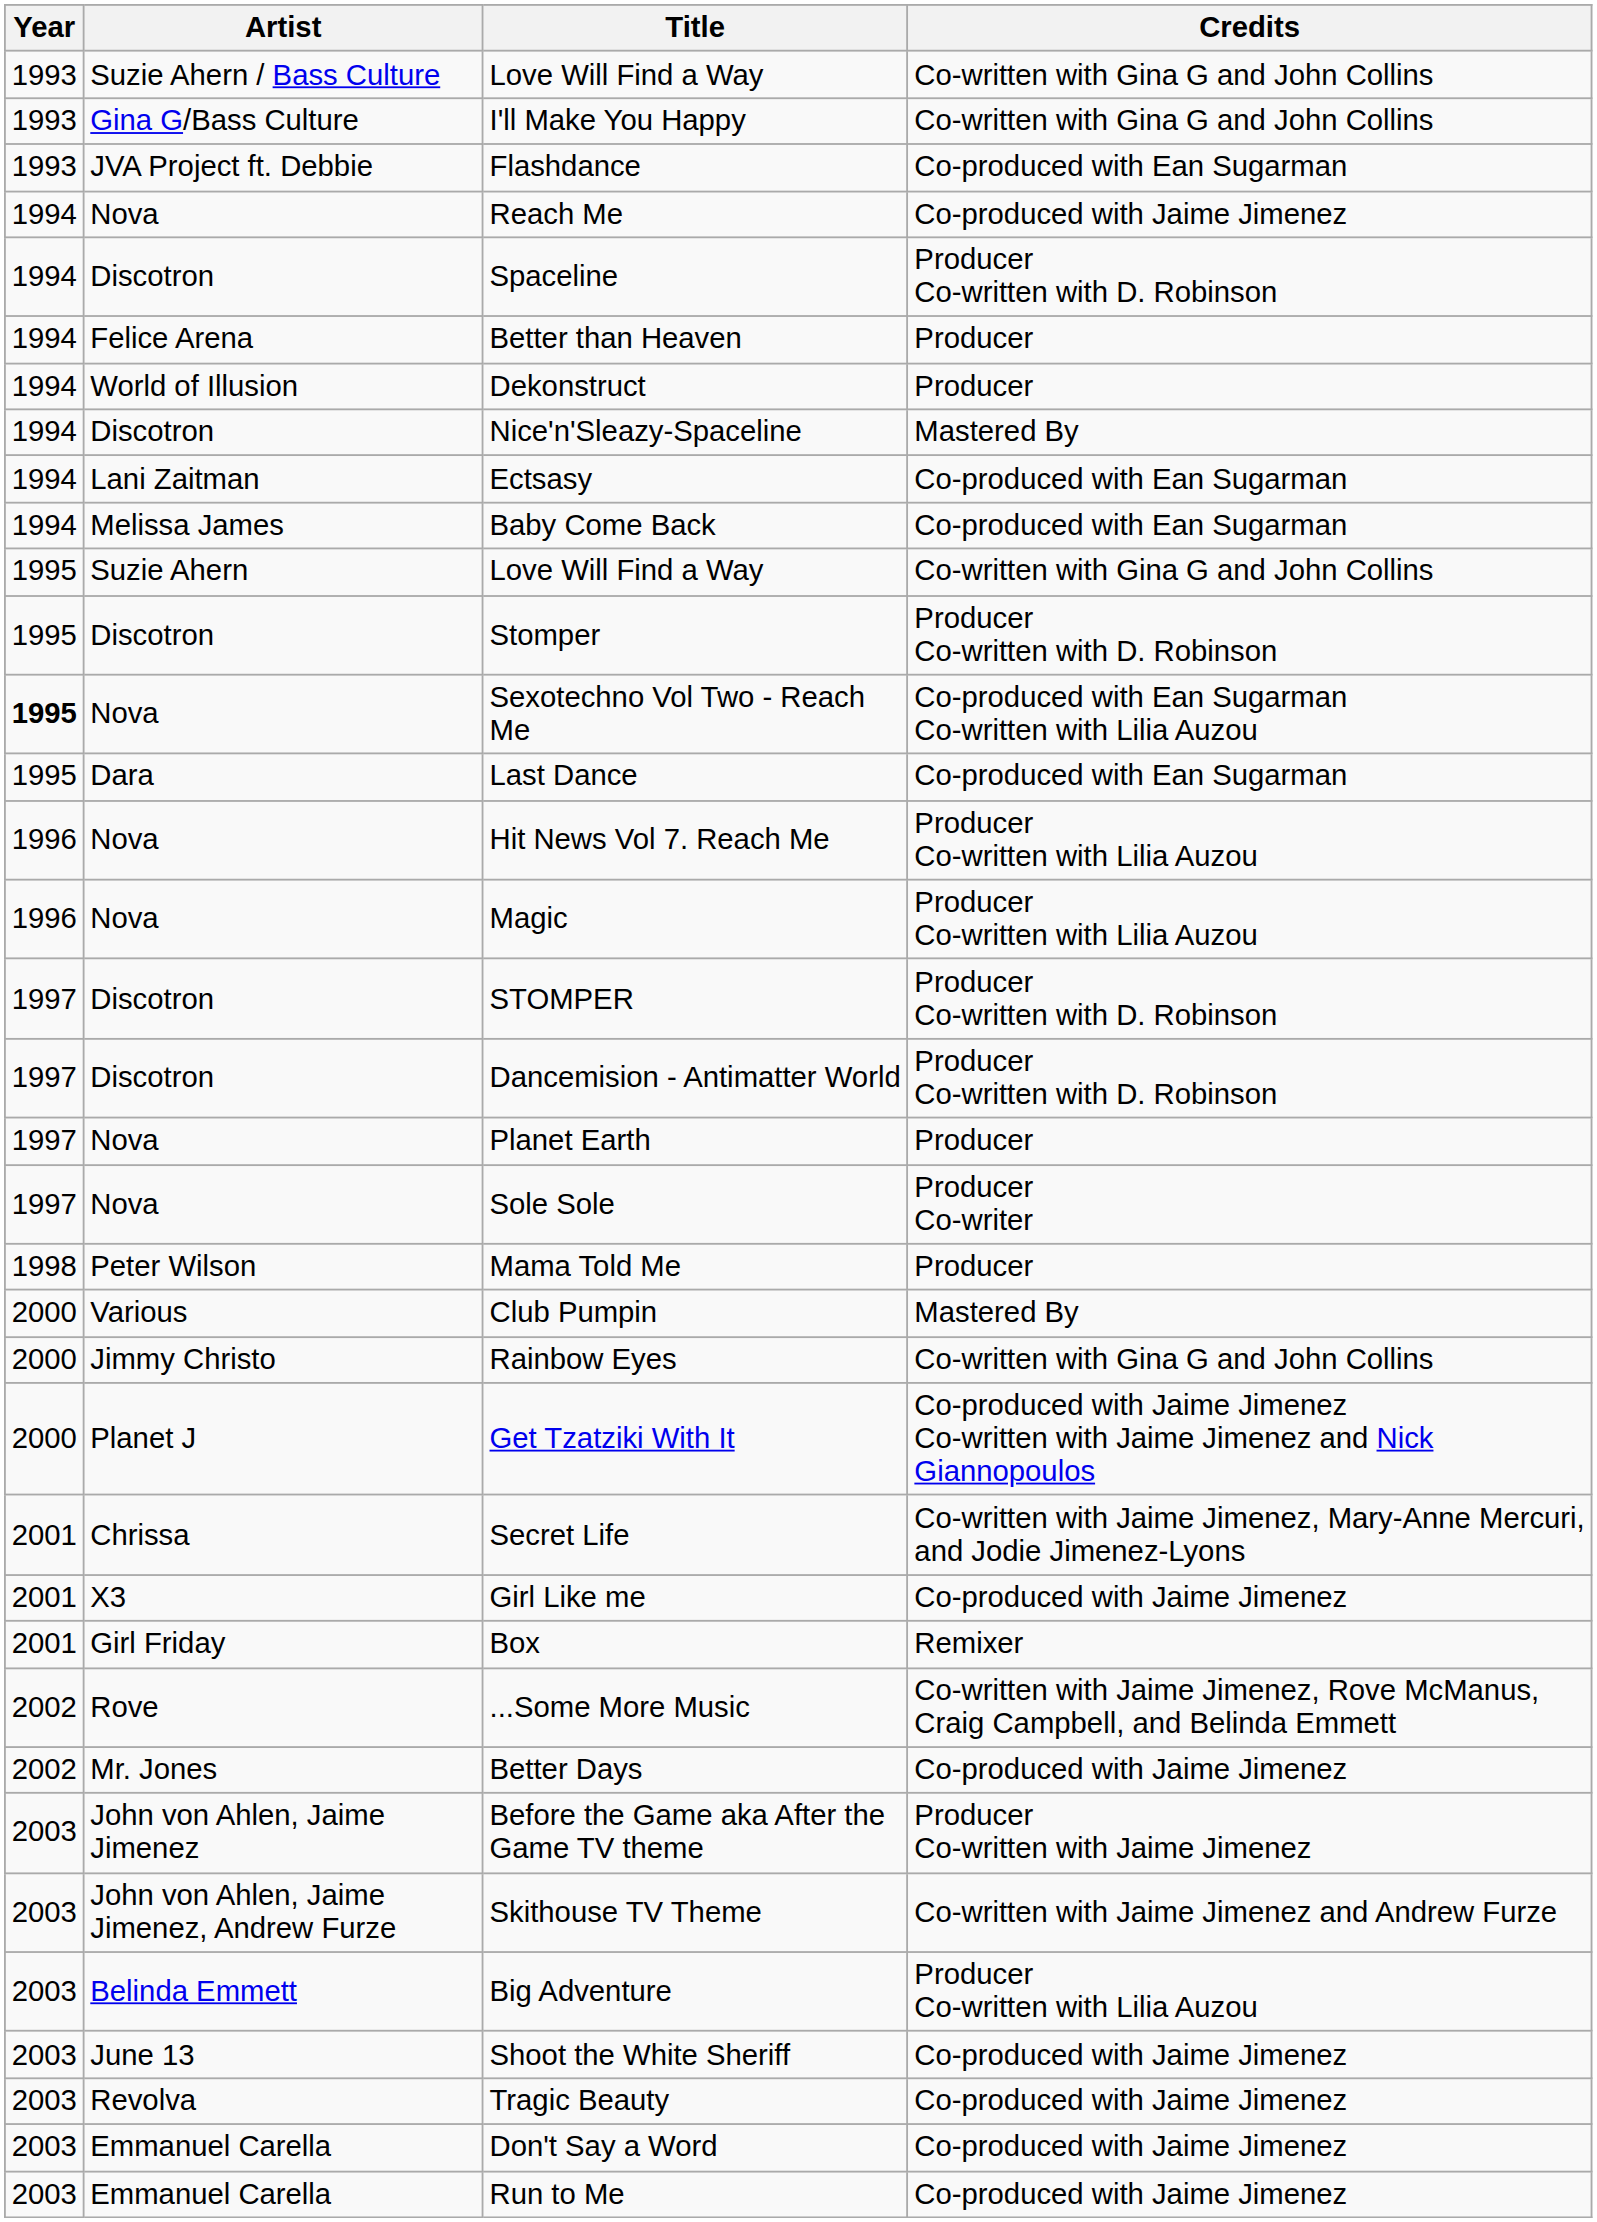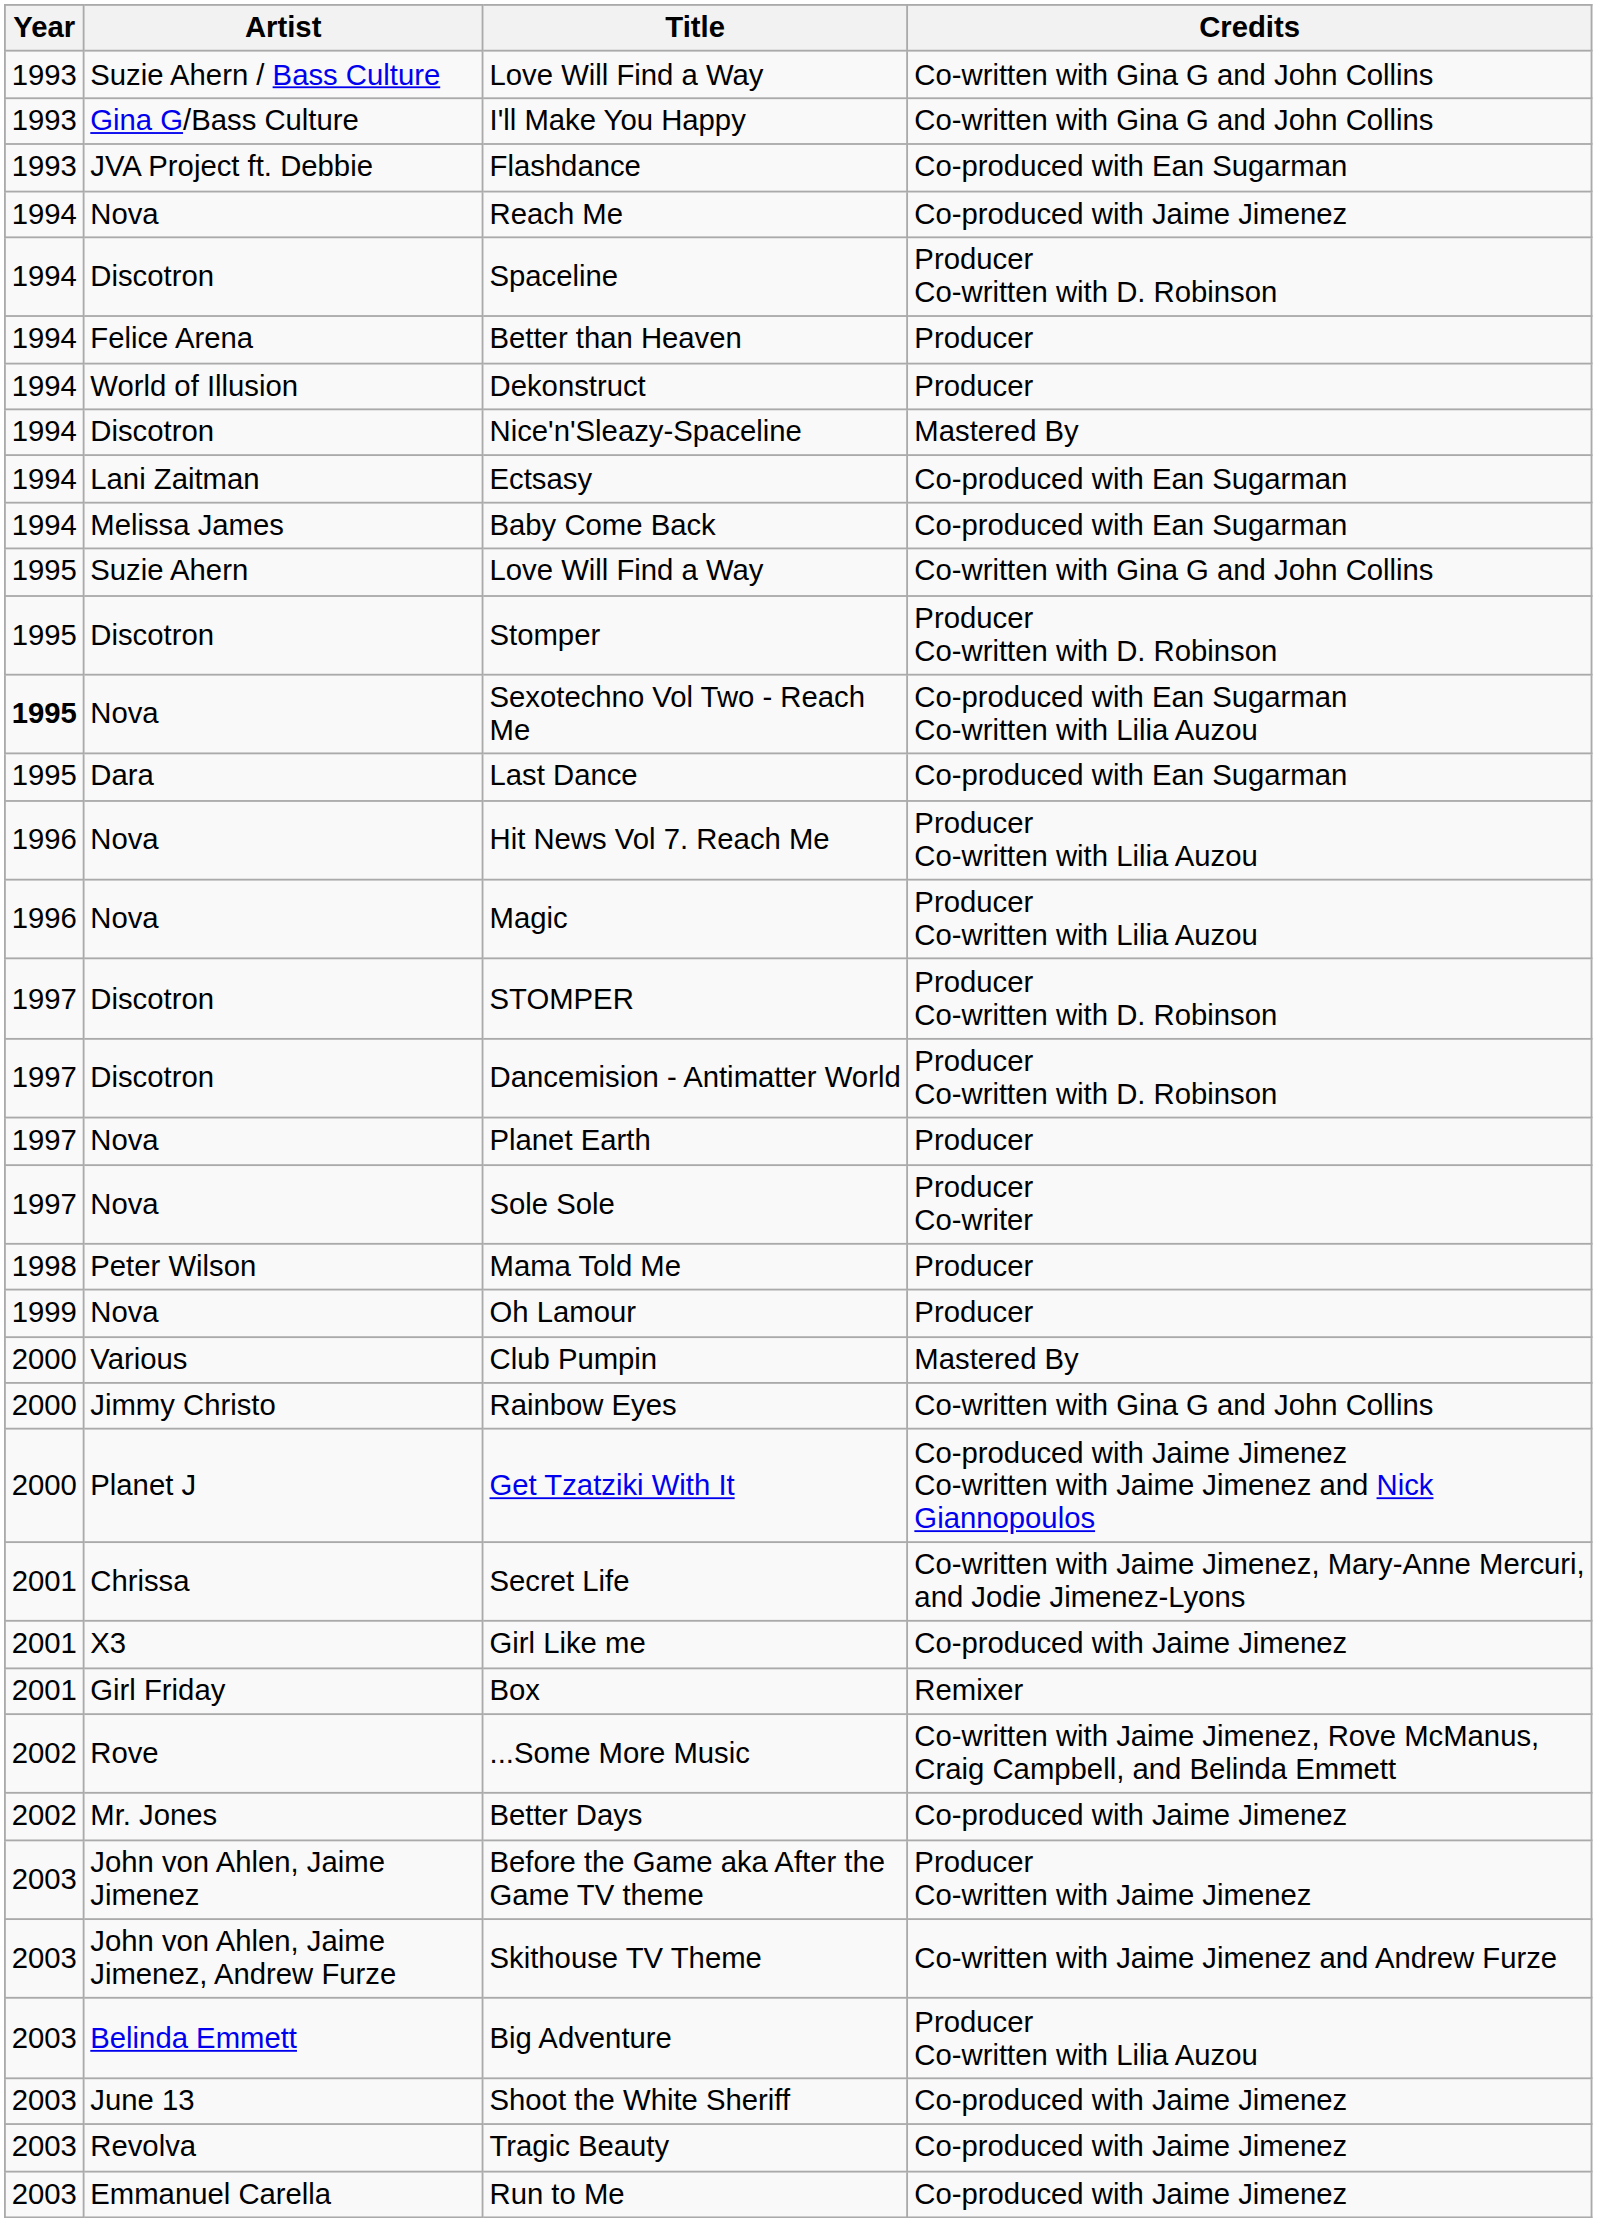+ row: (124, 1312)
- row: (211, 2147)
